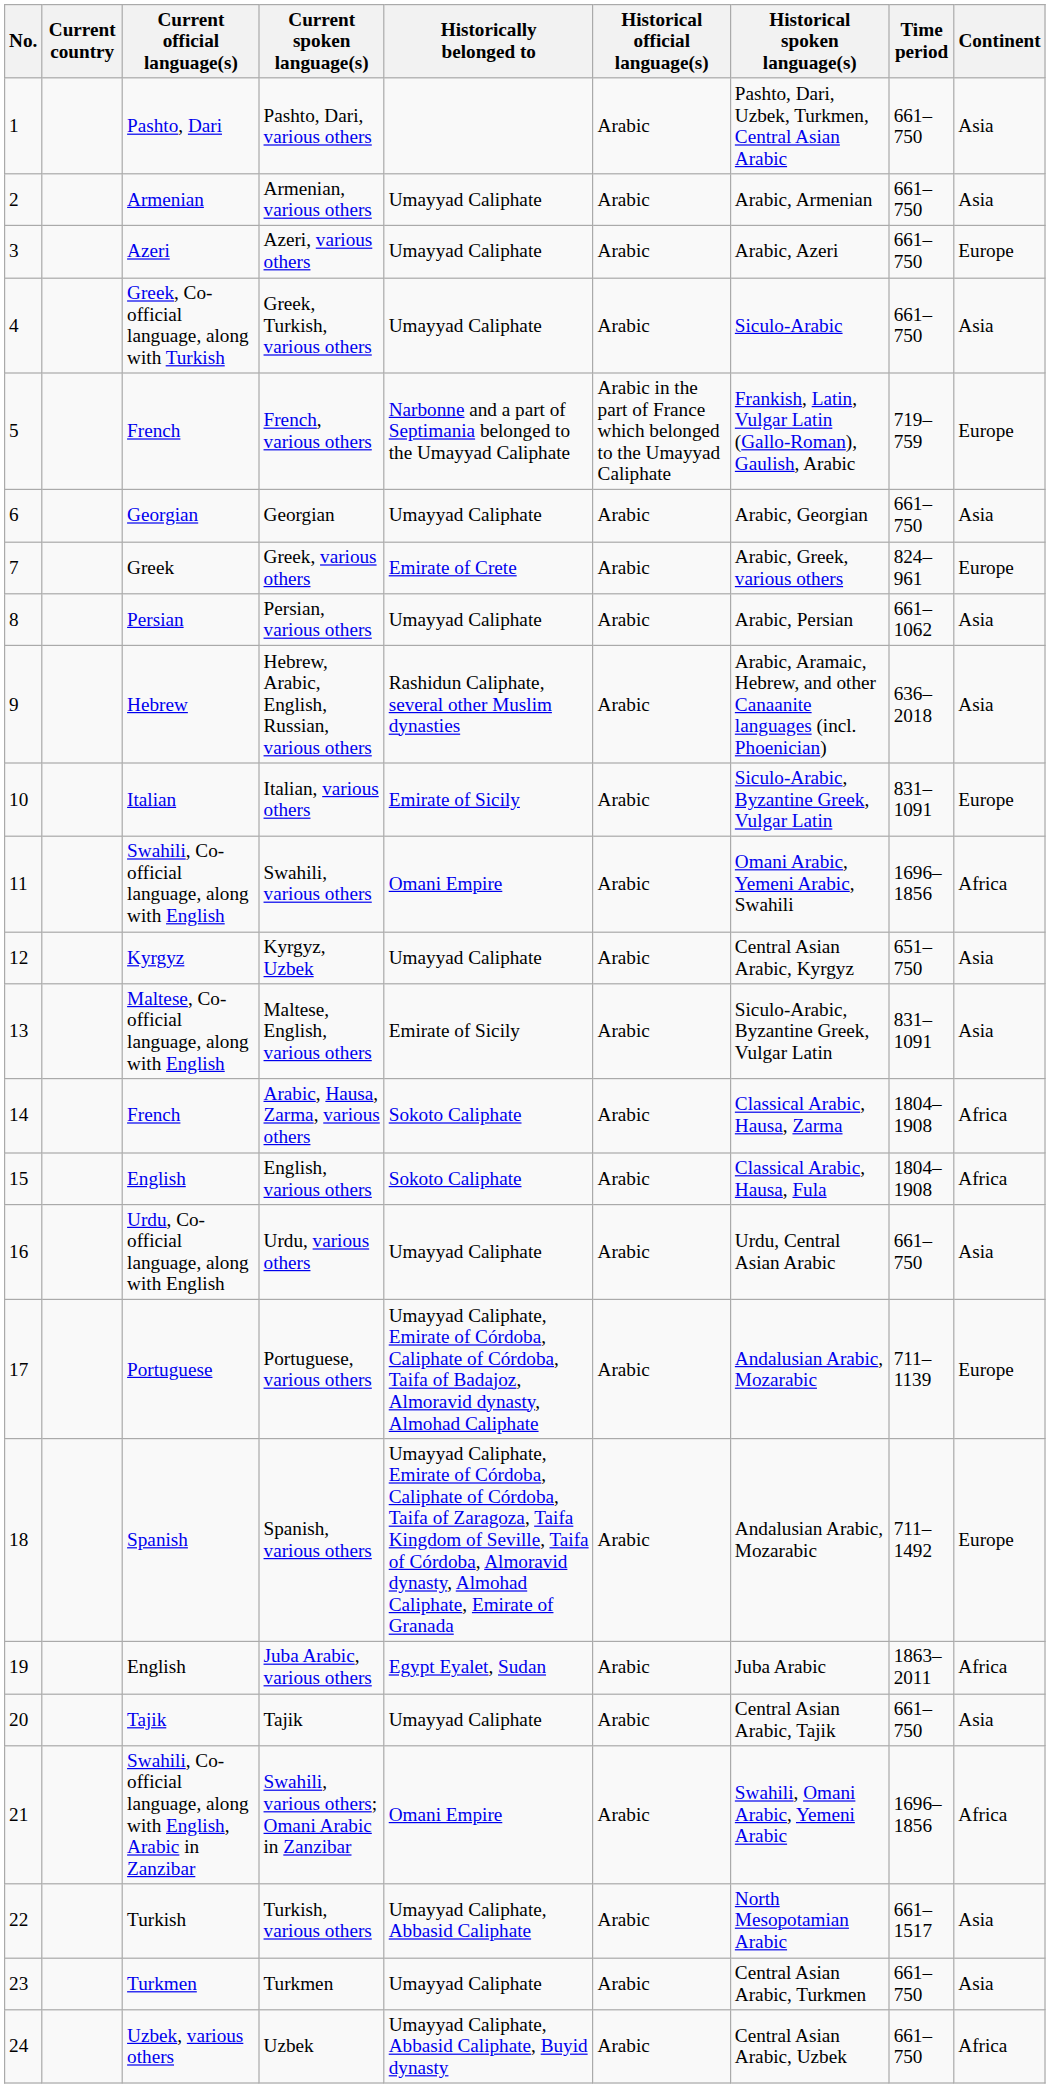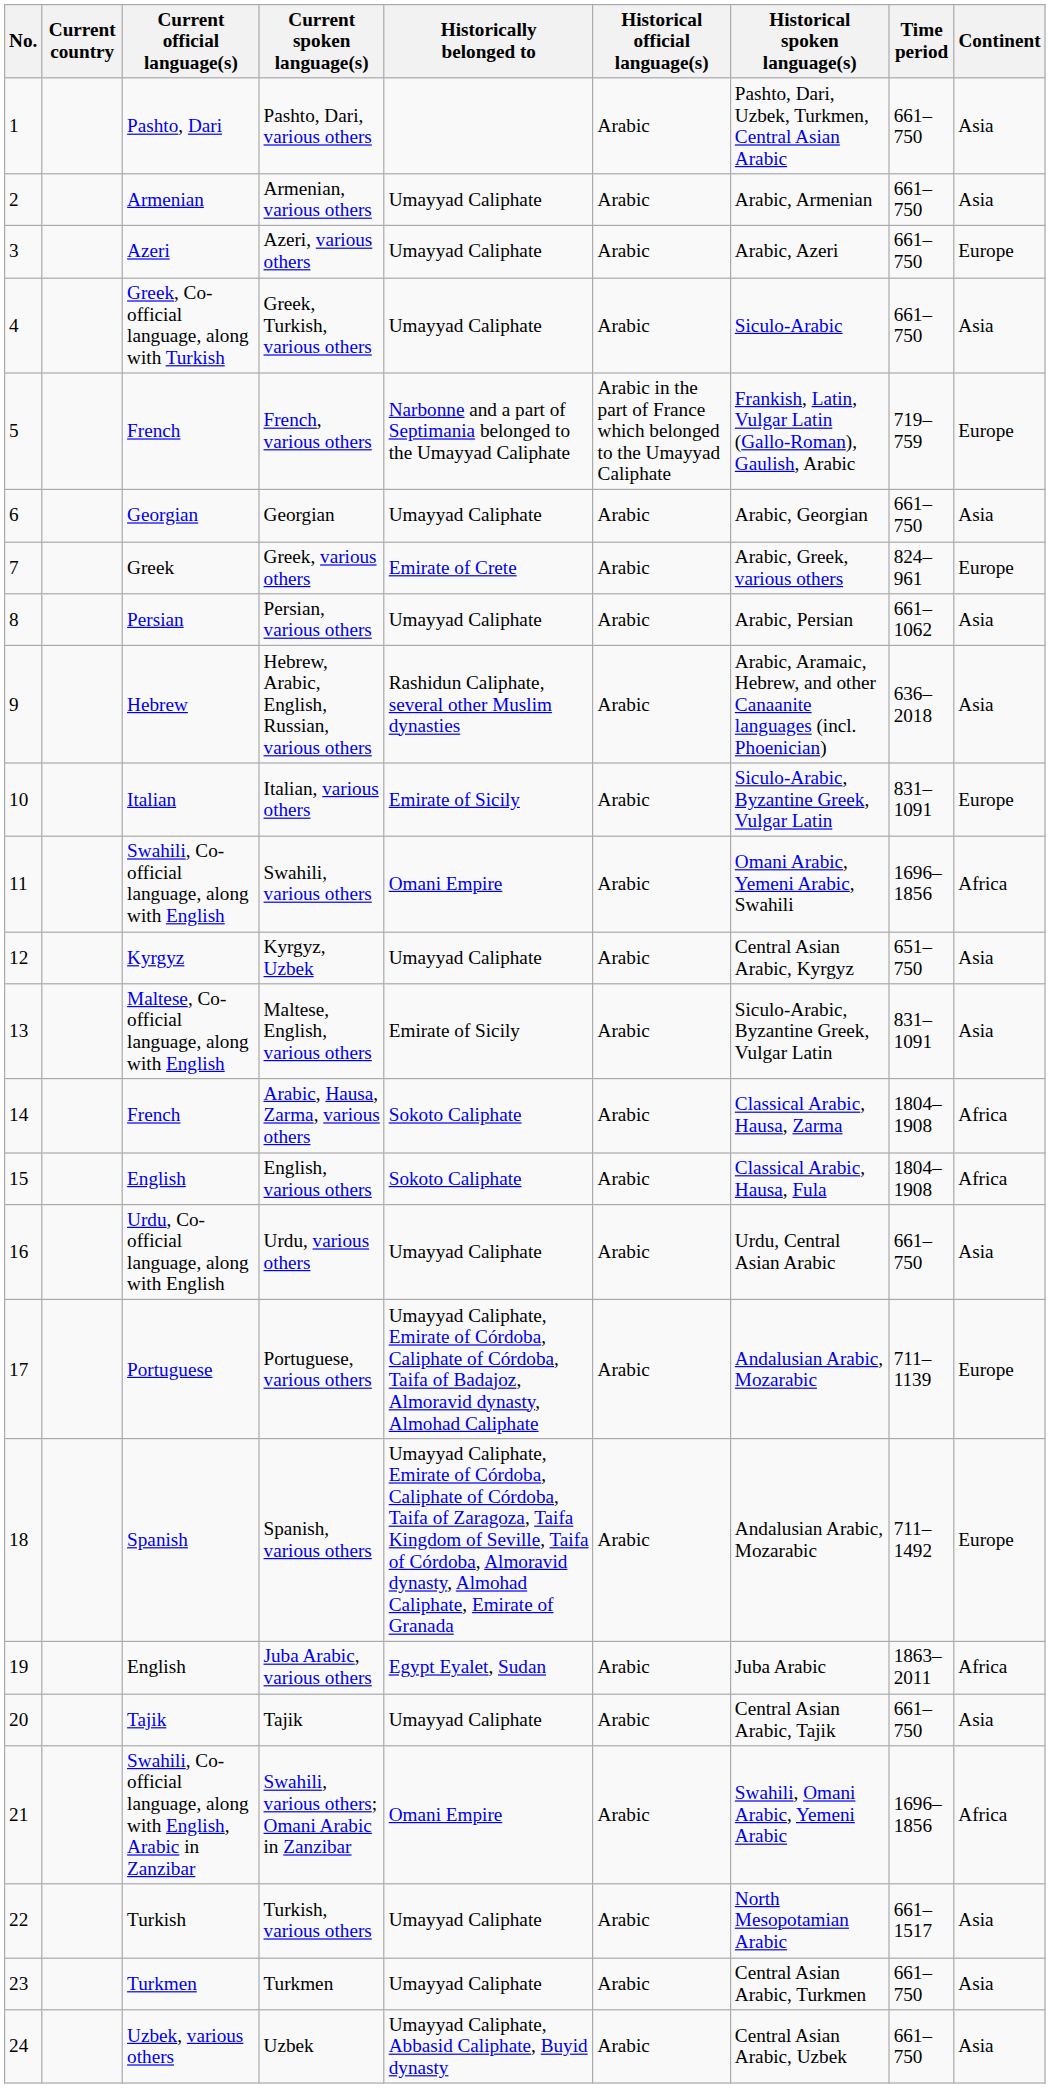(468, 1920) Umayyad Caliphate, Abbasid Caliphate -> (465, 1920) Umayyad Caliphate
(983, 2046) Africa -> (976, 2046) Asia
